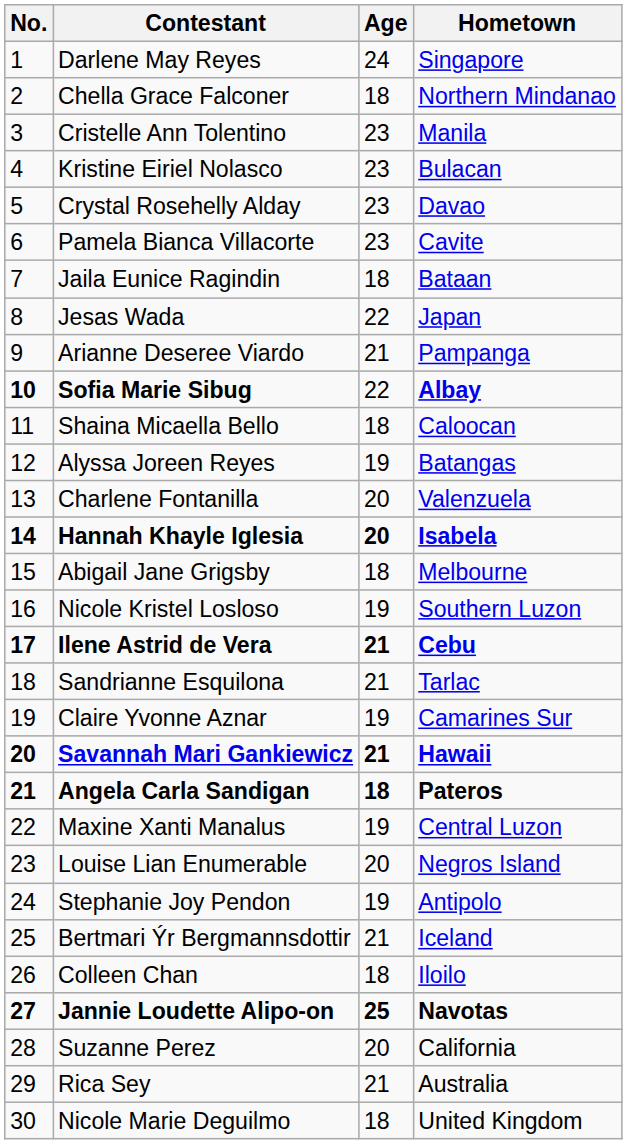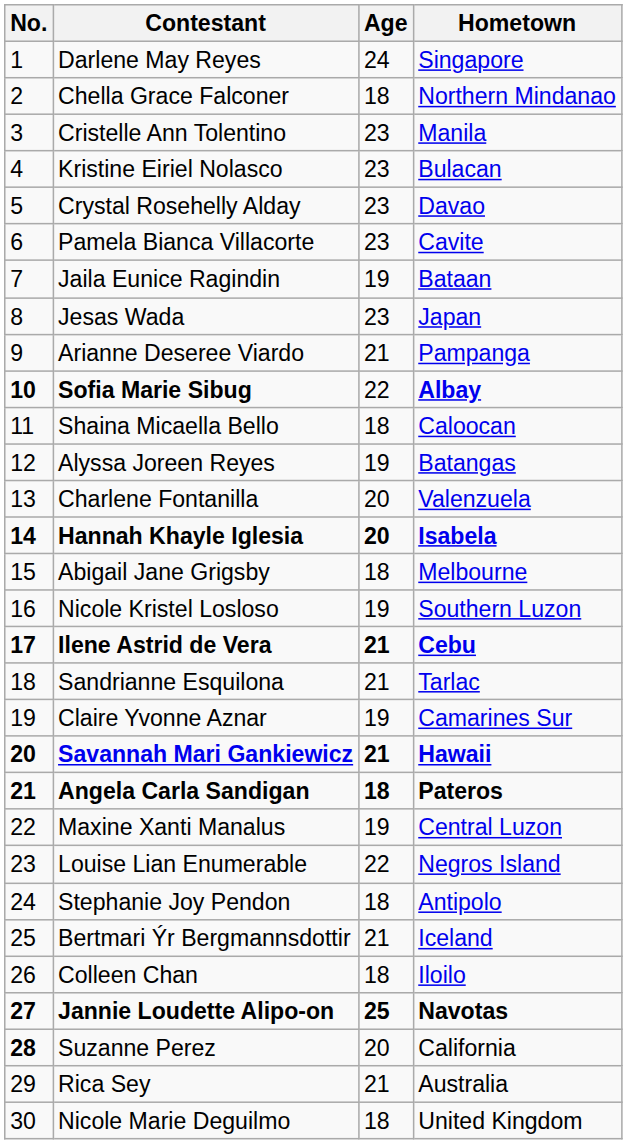(377, 279) 18 -> (377, 279) 19
(377, 316) 22 -> (377, 316) 23
(377, 864) 20 -> (377, 864) 22
(377, 901) 19 -> (377, 901) 18
(23, 1047) normal -> (23, 1047) bold
